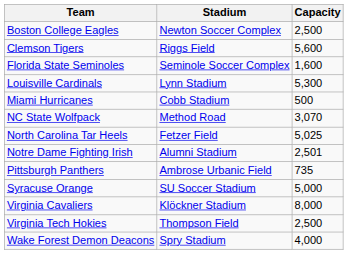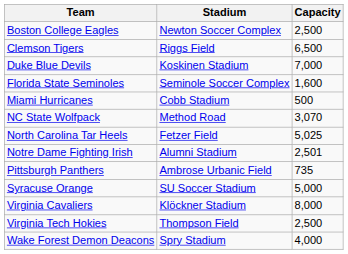(308, 48) 5,600 -> (308, 48) 6,500
+ row: (49, 65)
- row: (54, 83)
